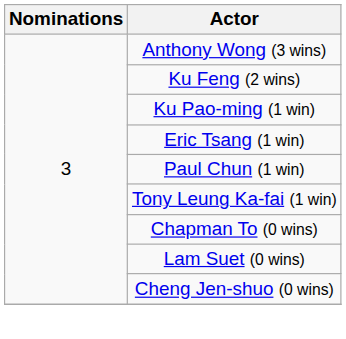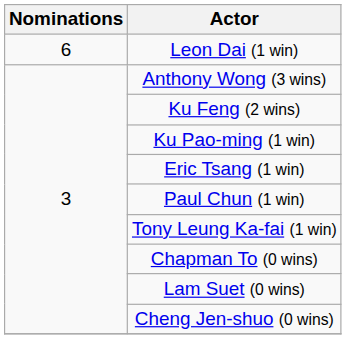+ row: (234, 49)
